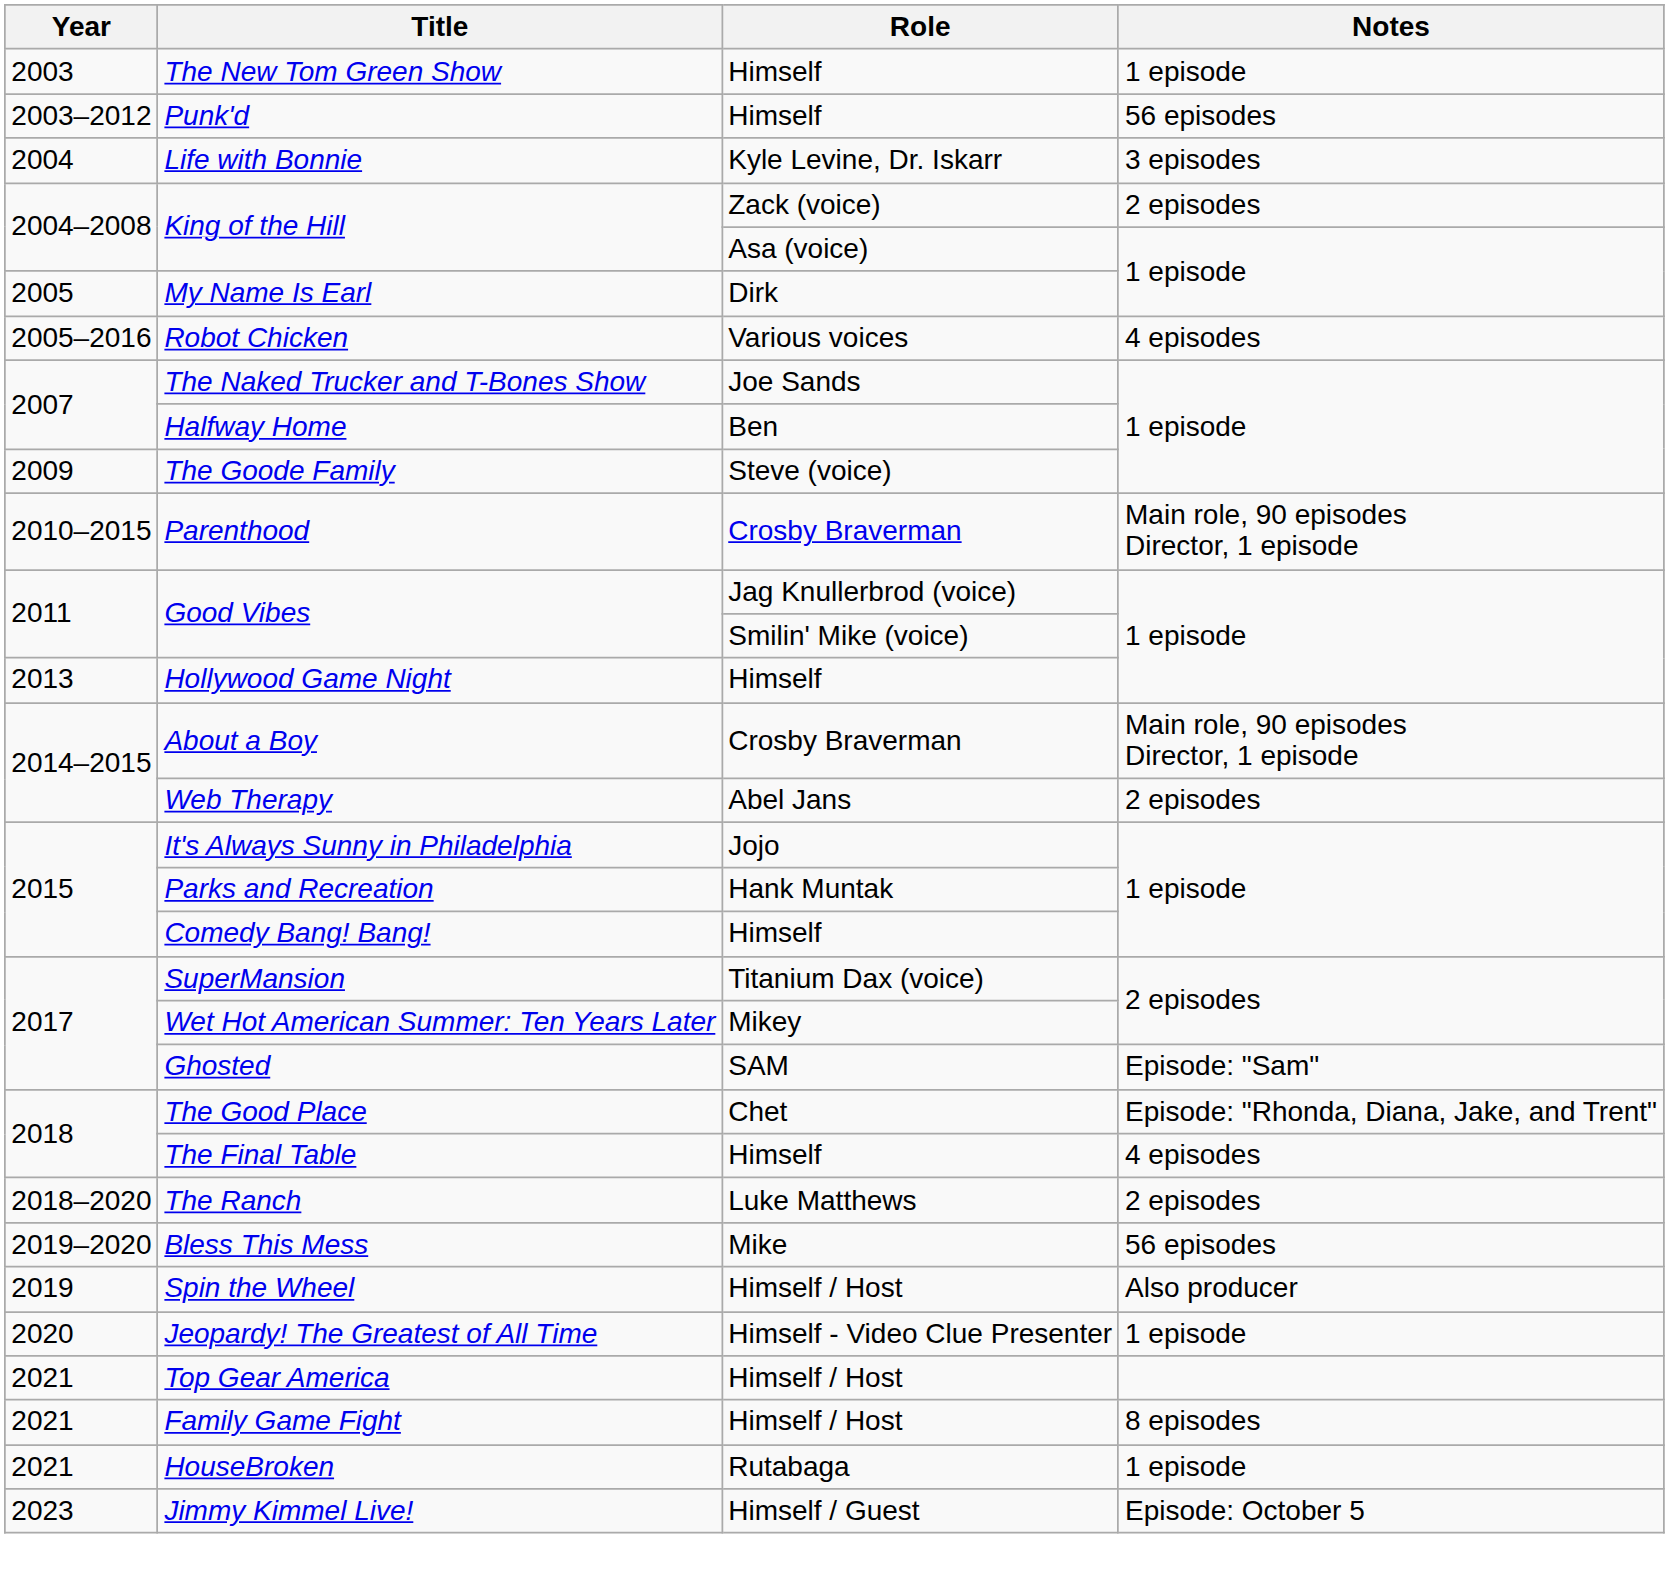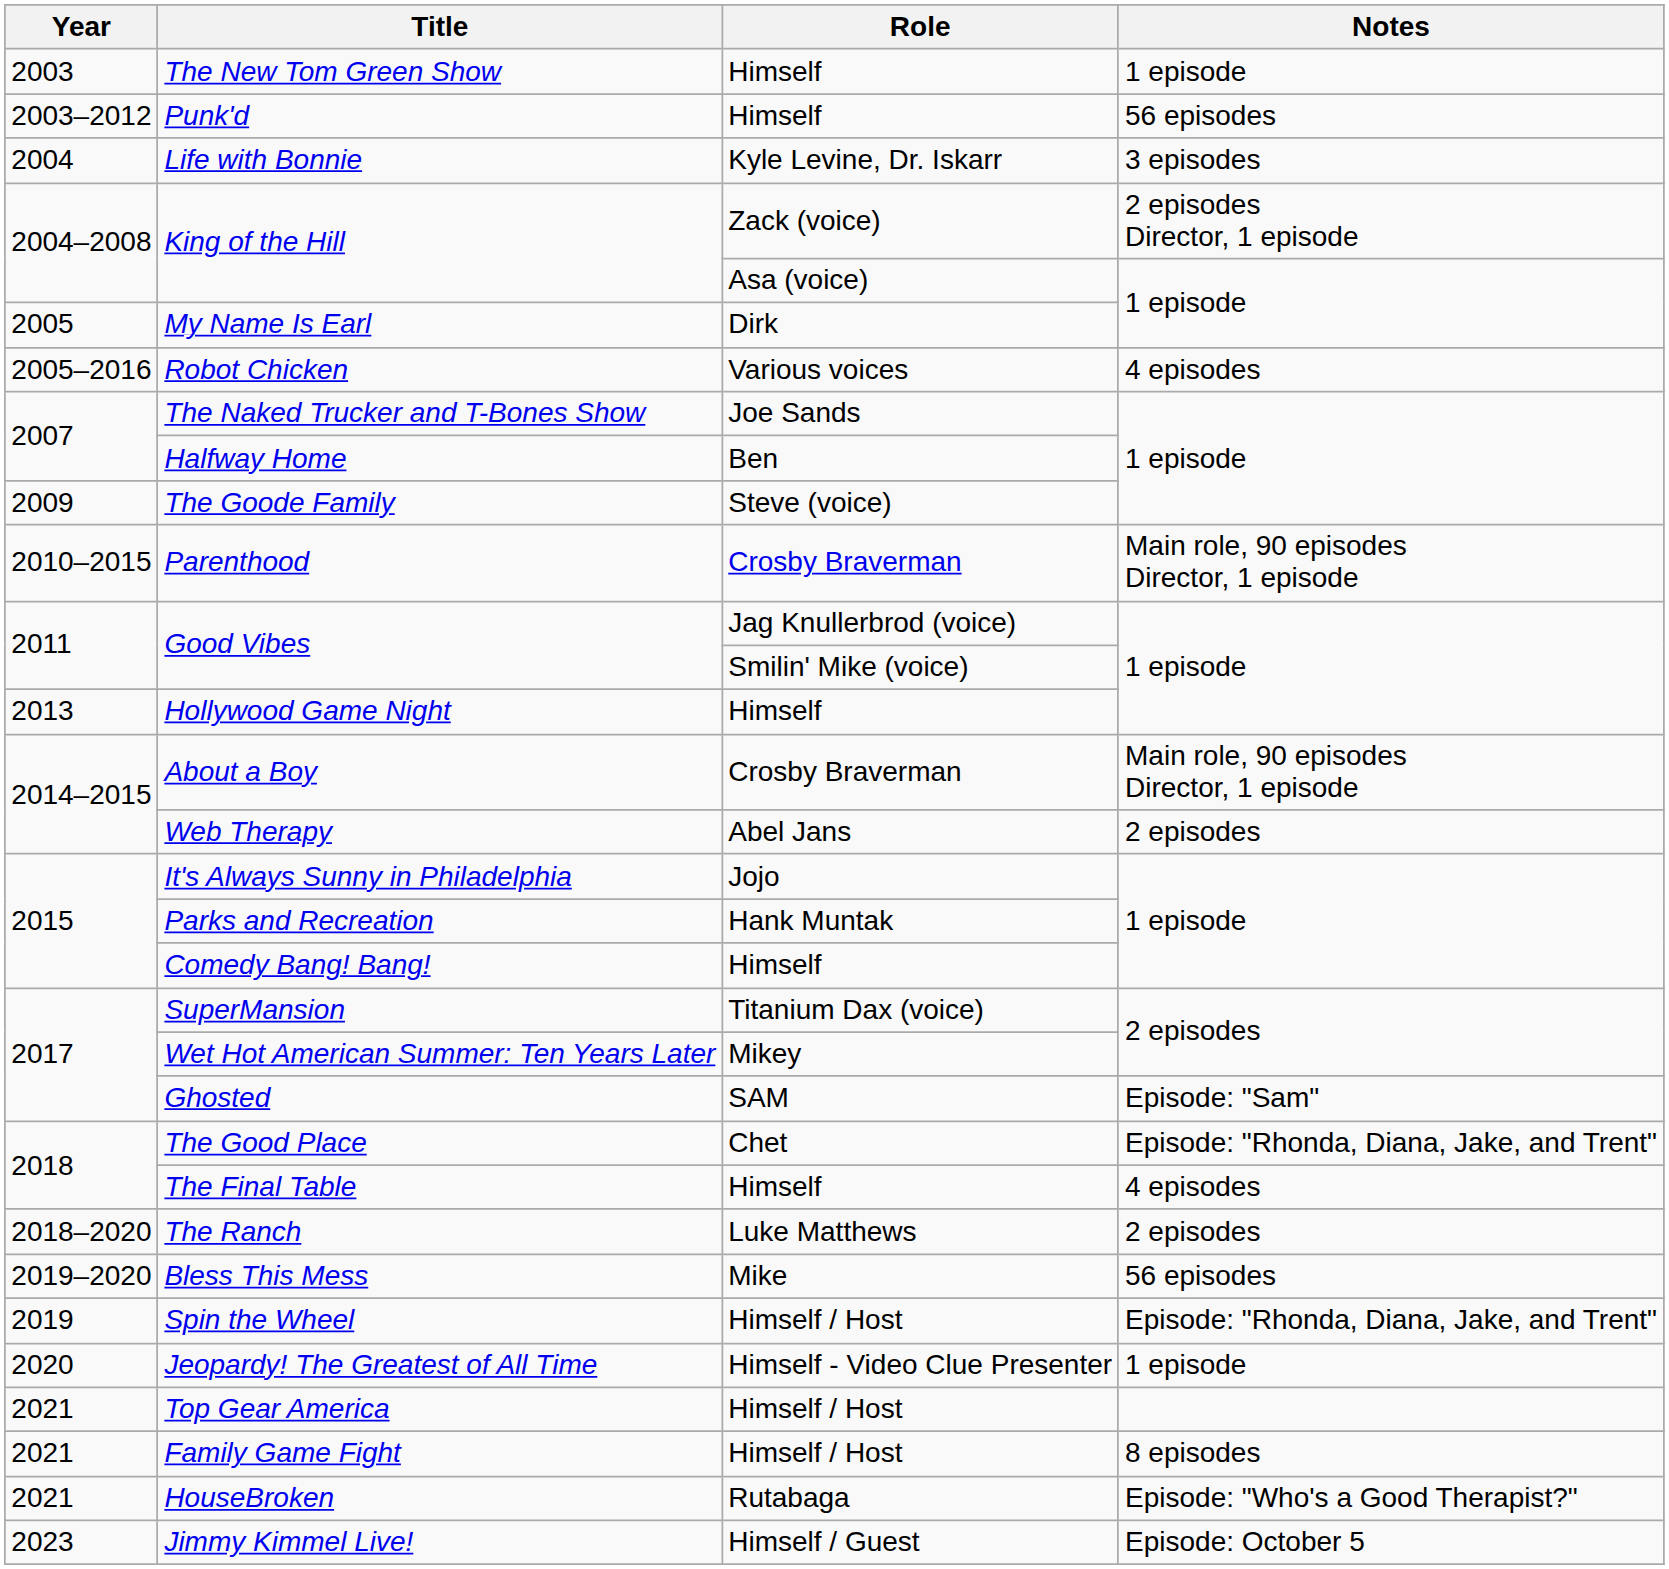(1193, 204) 2 episodes -> (1242, 220) 2 episodes Director, 1 episode
(1211, 1288) Also producer -> (1391, 1320) Episode: "Rhonda, Diana, Jake, and Trent"
(1186, 1466) 1 episode -> (1351, 1497) Episode: "Who's a Good Therapist?"
